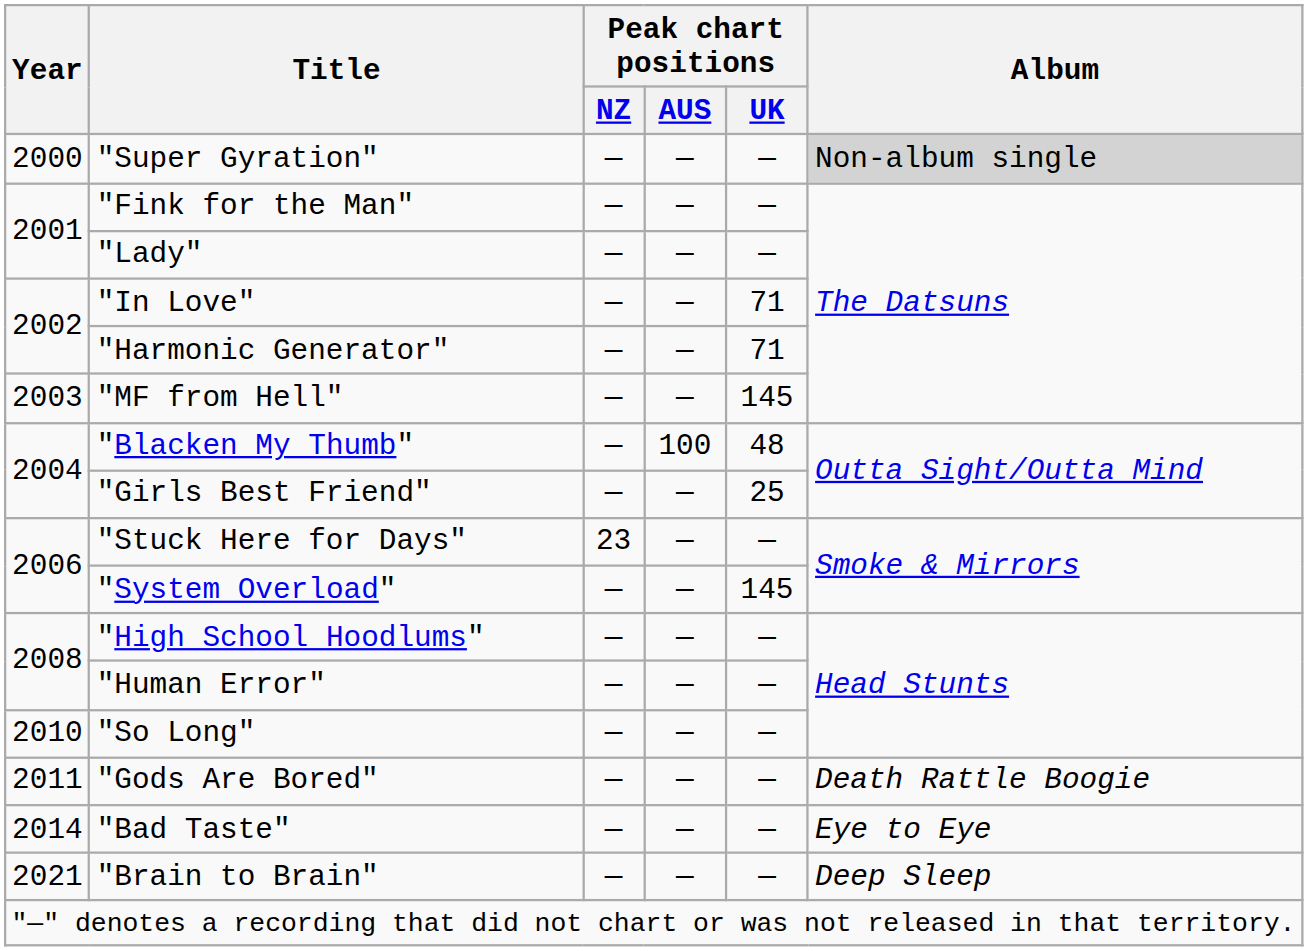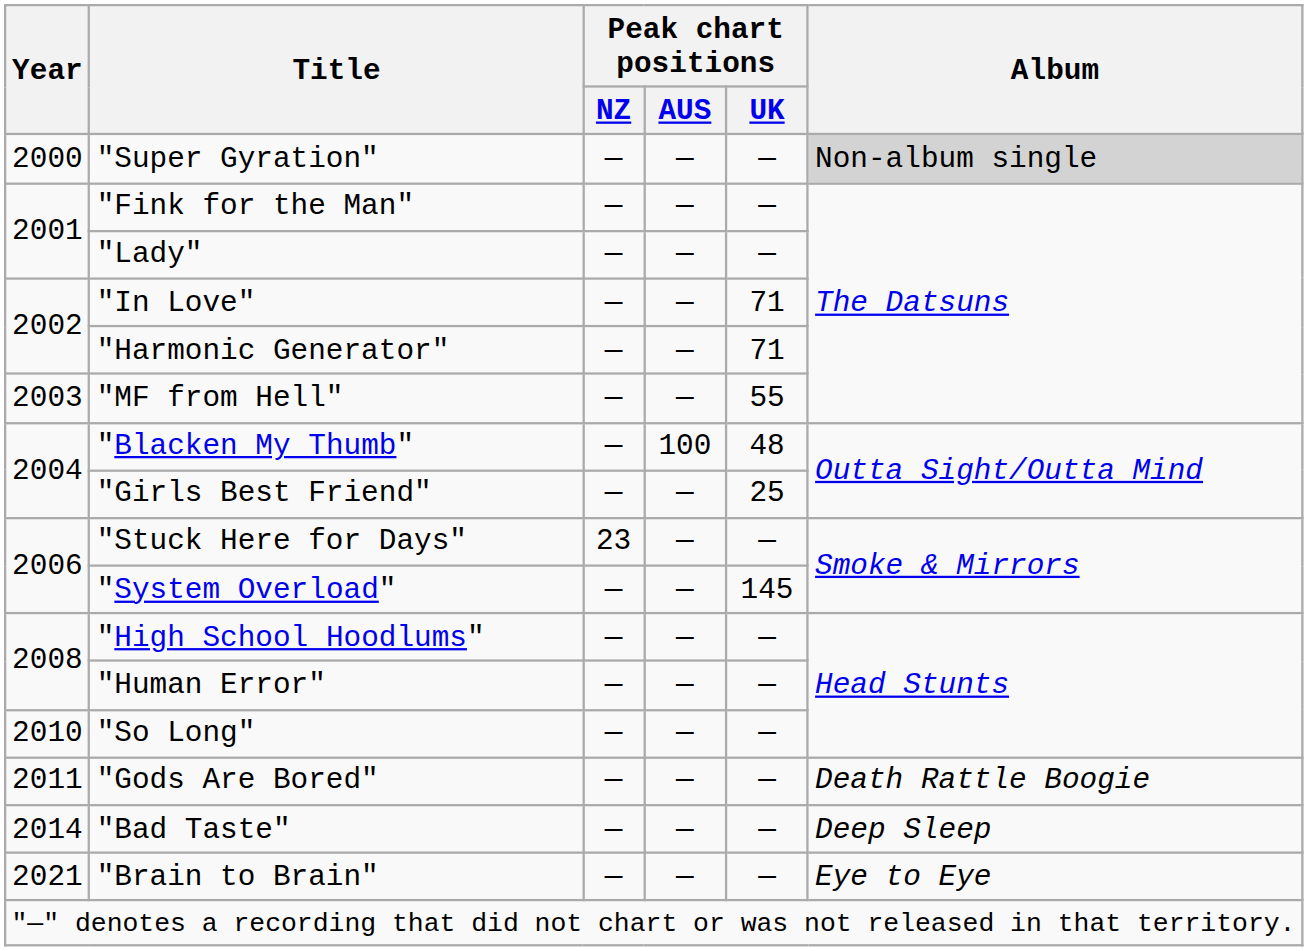(767, 398) 145 -> (767, 398) 55
(903, 829) Eye to Eye -> (903, 829) Deep Sleep
(903, 877) Deep Sleep -> (903, 877) Eye to Eye
